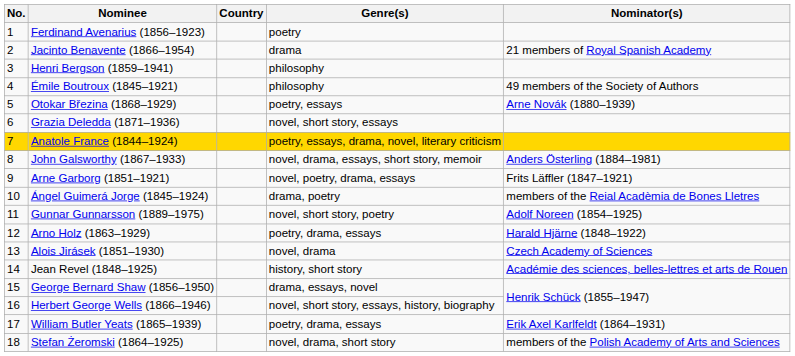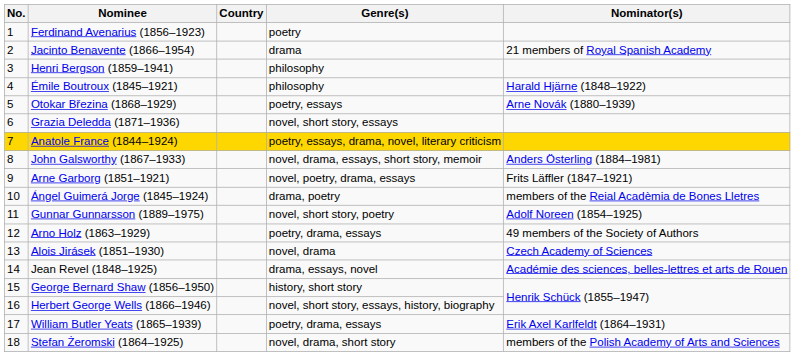(602, 86) 49 members of the Society of Authors -> (576, 86) Harald Hjärne (1848–1922)
(576, 232) Harald Hjärne (1848–1922) -> (602, 232) 49 members of the Society of Authors
(315, 269) history, short story -> (323, 269) drama, essays, novel
(323, 287) drama, essays, novel -> (315, 287) history, short story
